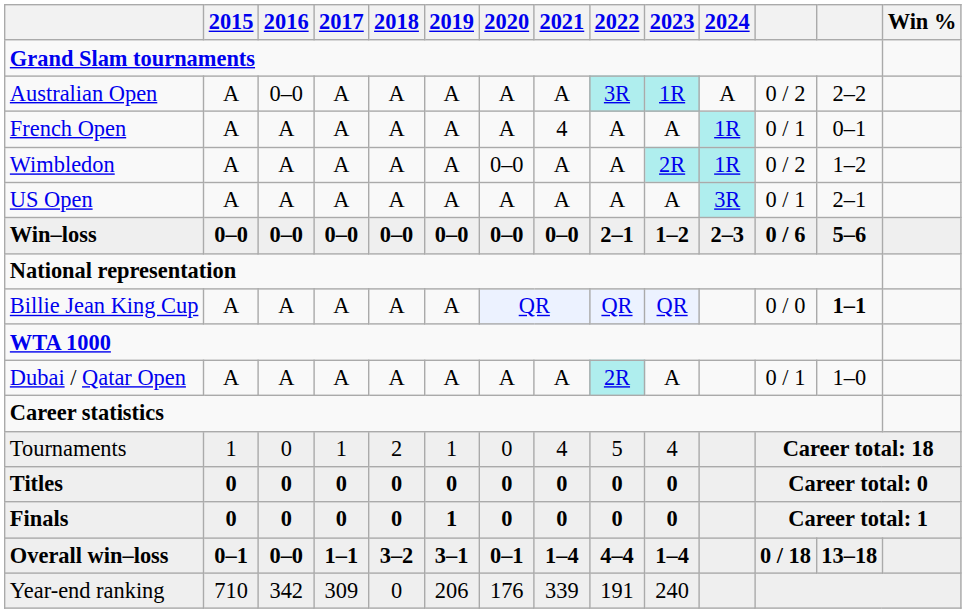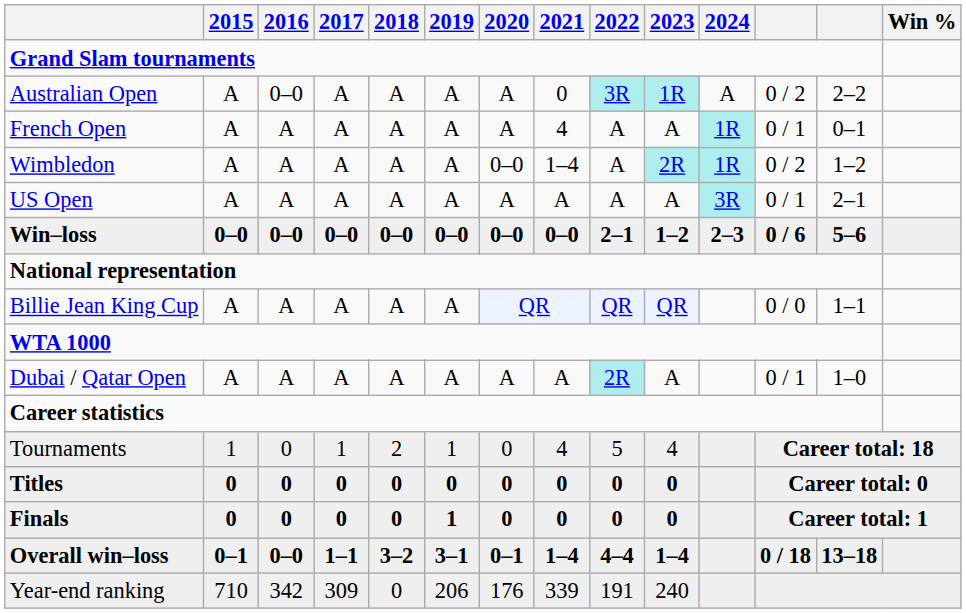(562, 93) A -> (562, 93) 0
(562, 164) A -> (562, 164) 1–4
(849, 306) bold -> (849, 306) normal
